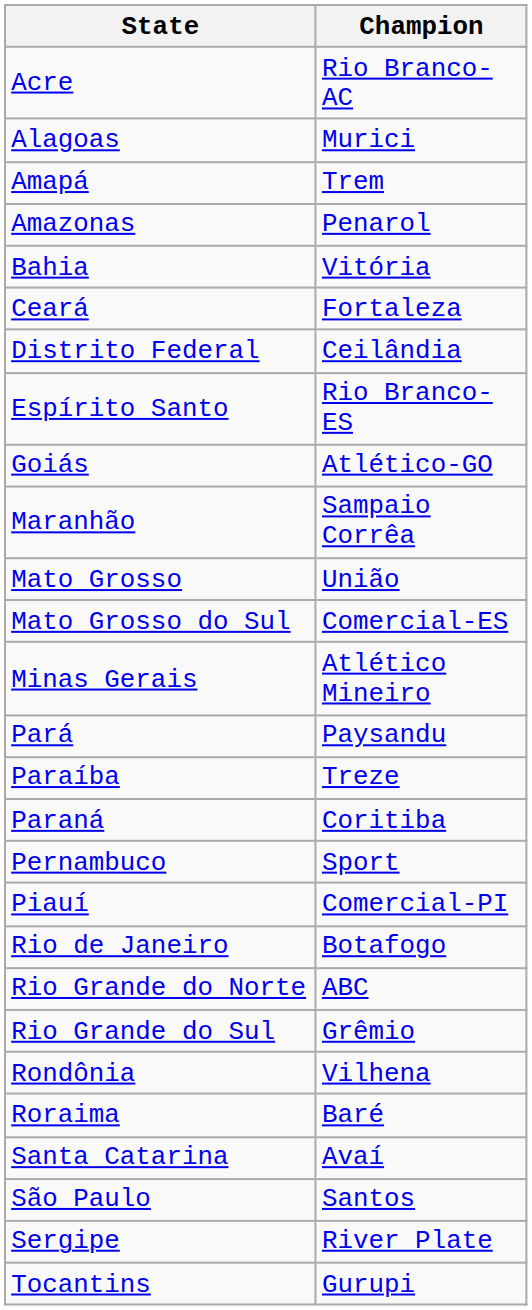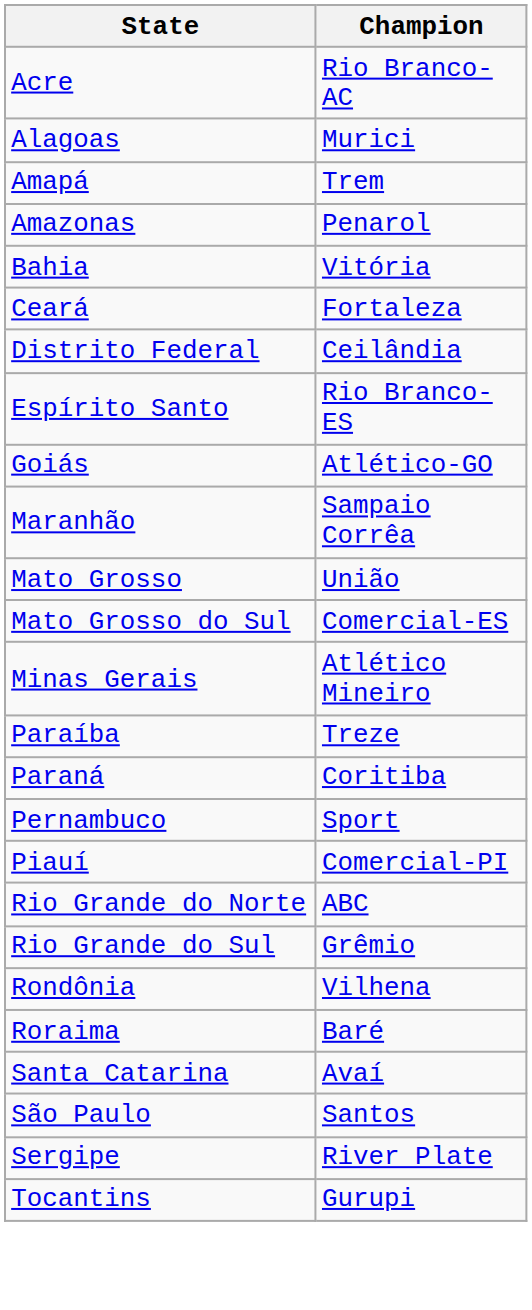- row: (42, 736)
- row: (120, 947)
